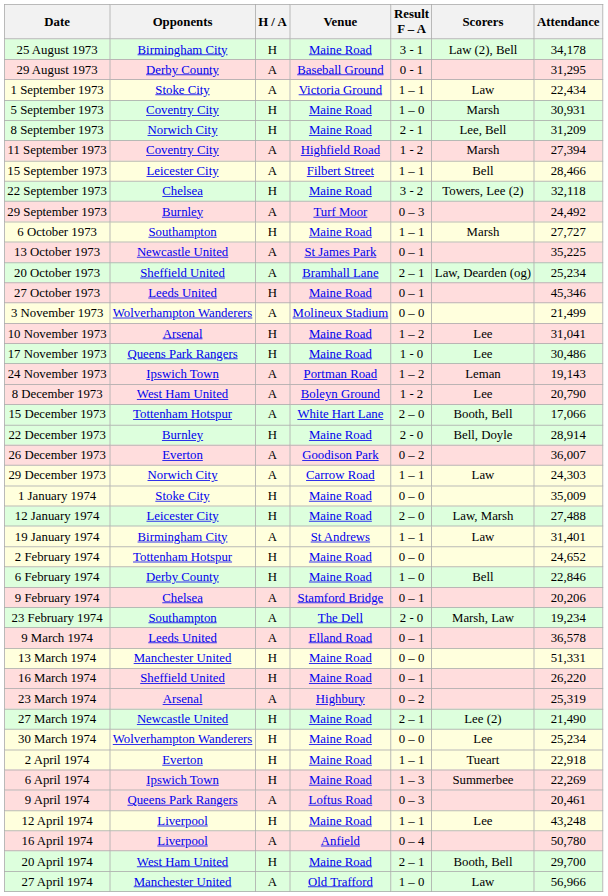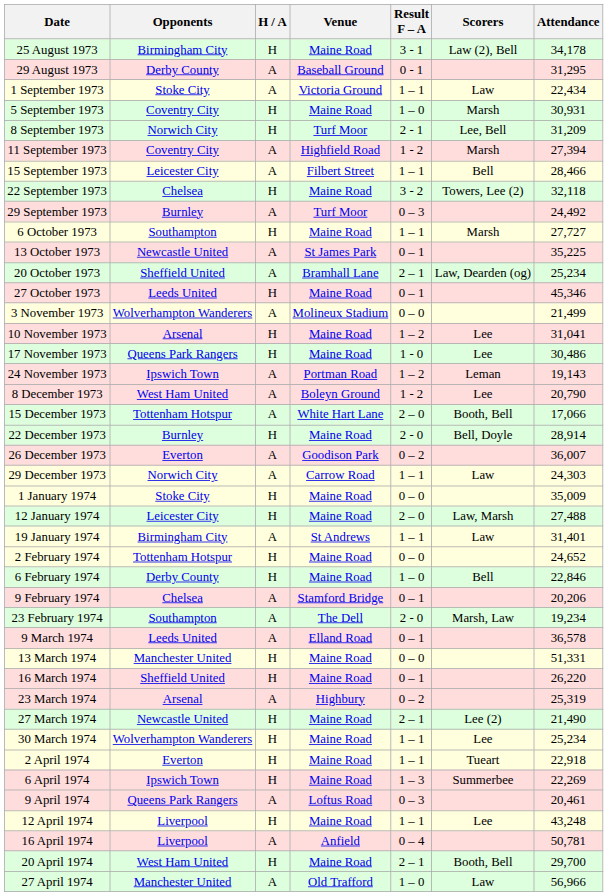(340, 130) Maine Road -> (340, 130) Turf Moor
(412, 739) 0 – 0 -> (412, 739) 1 – 1
(568, 841) 50,780 -> (568, 841) 50,781
